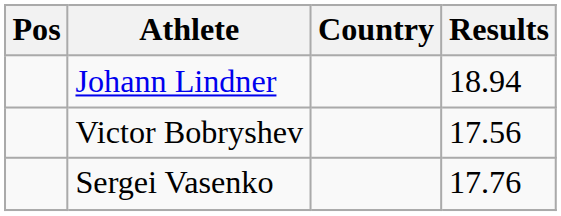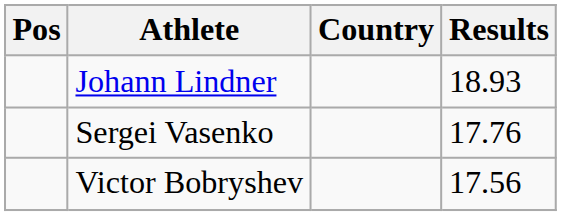(485, 81) 18.94 -> (485, 81) 18.93
rows swapped: (174, 183) <-> (189, 132)
